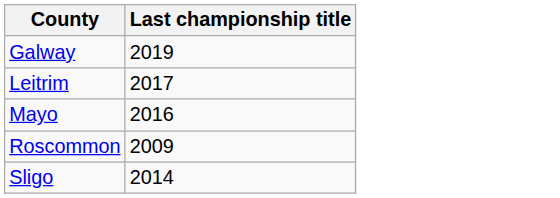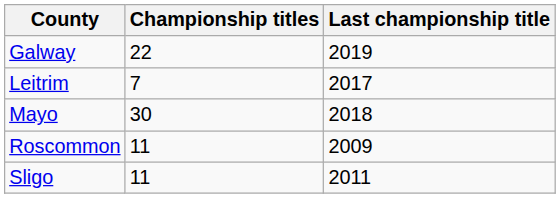+ column: (225, 20)
(152, 114) 2016 -> (351, 114) 2018
(152, 177) 2014 -> (350, 177) 2011
